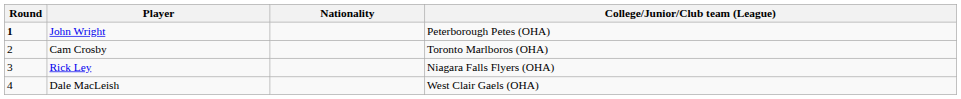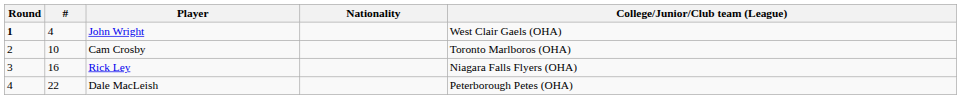+ column: (65, 13)
(489, 31) Peterborough Petes (OHA) -> (506, 31) West Clair Gaels (OHA)
(483, 85) West Clair Gaels (OHA) -> (511, 85) Peterborough Petes (OHA)
